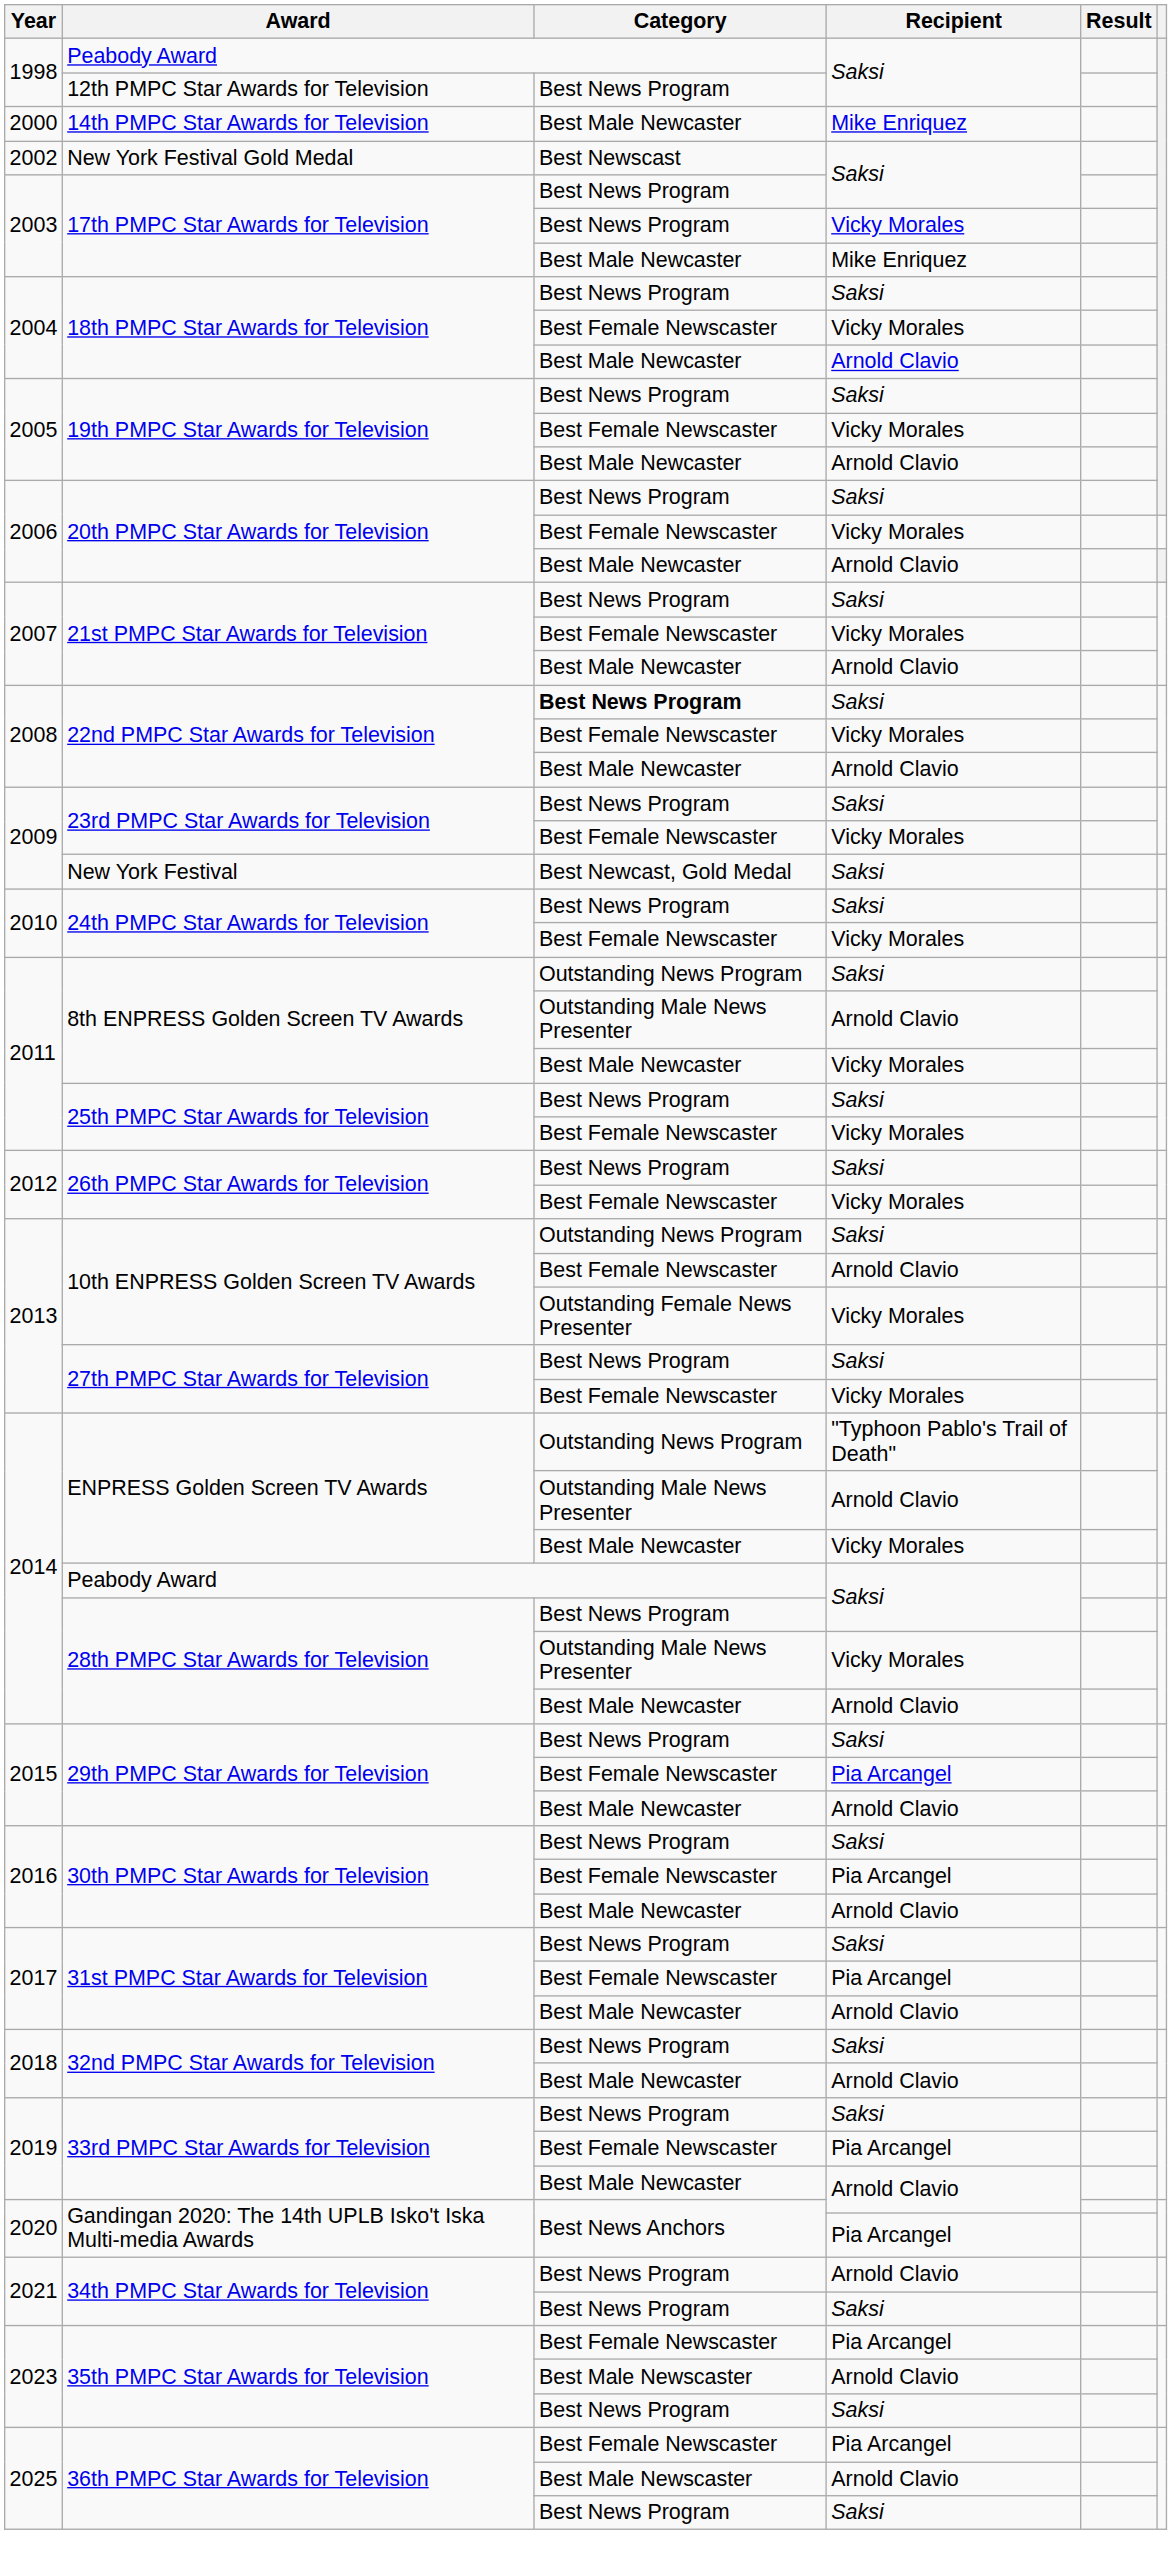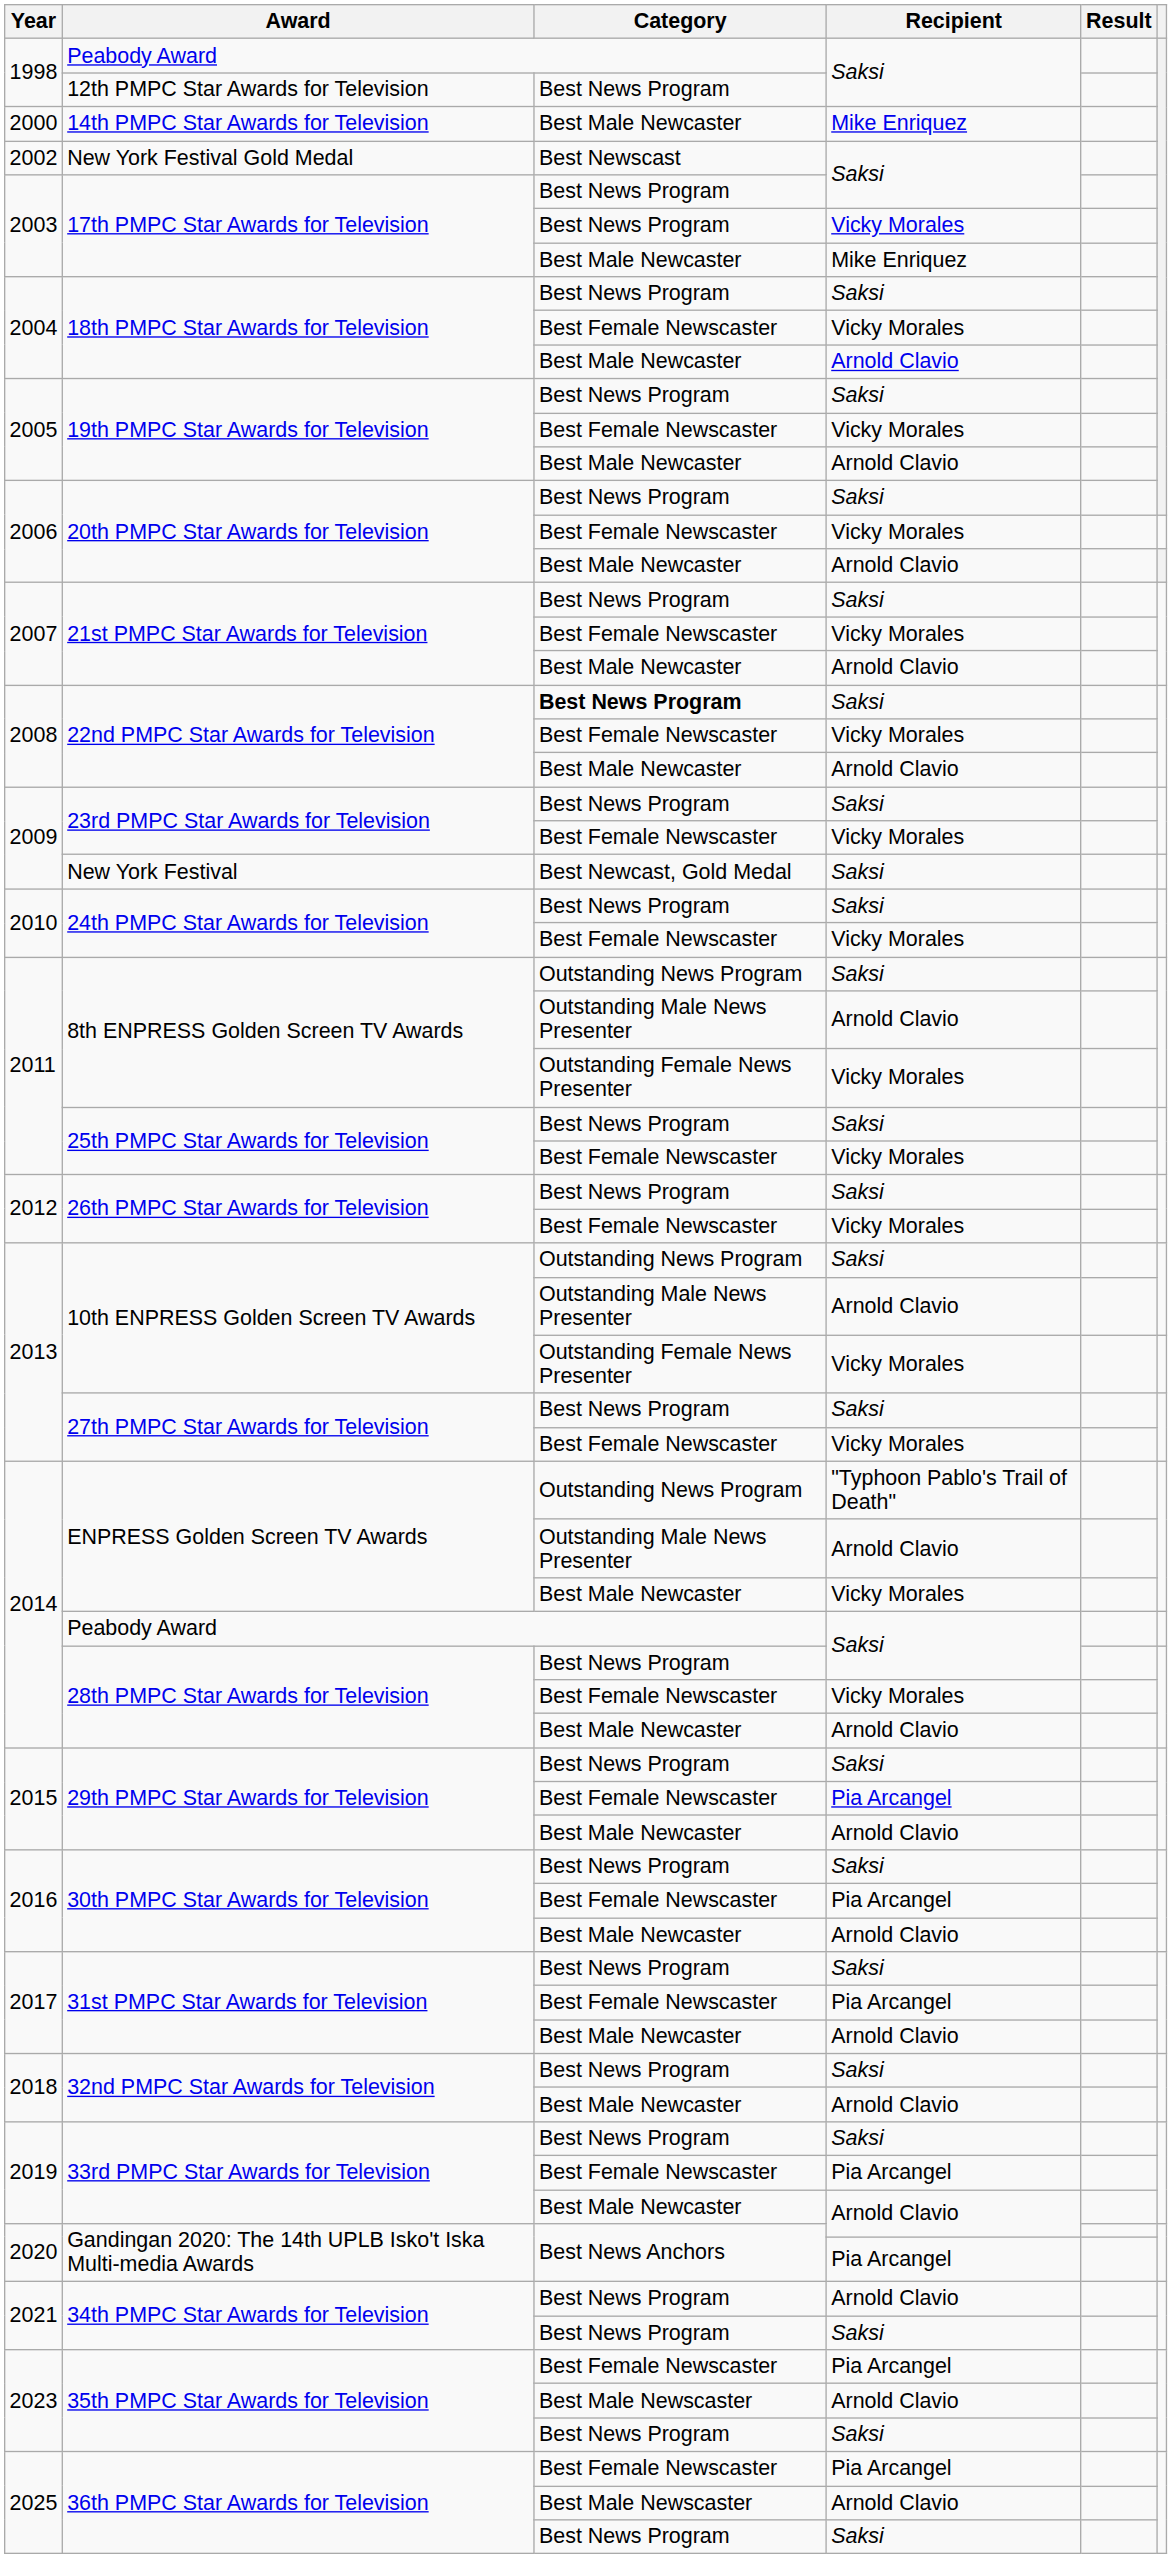(640, 1065) Best Male Newcaster -> (665, 1077) Outstanding Female News Presenter
(658, 1269) Best Female Newscaster -> (653, 1305) Outstanding Male News Presenter
(653, 1660) Outstanding Male News Presenter -> (658, 1696) Best Female Newscaster
